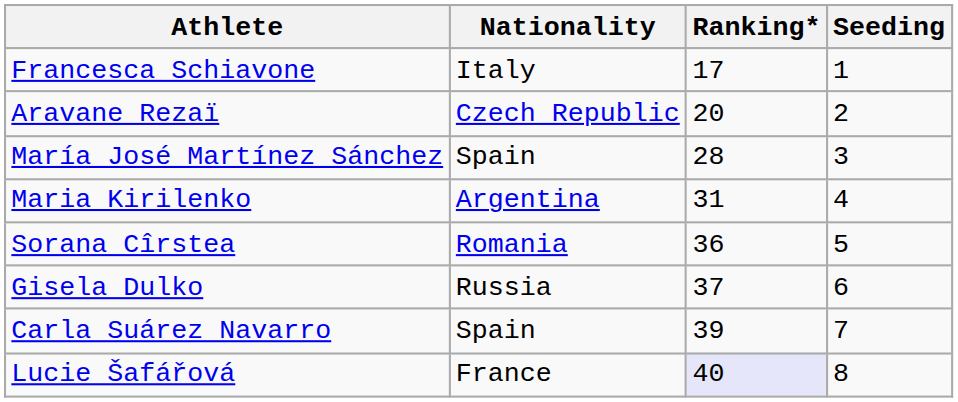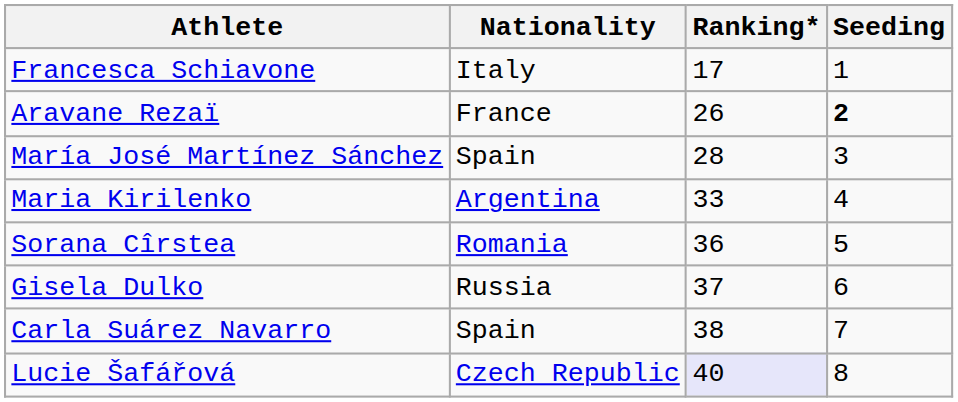(568, 114) Czech Republic -> (504, 114) France
(708, 114) 20 -> (708, 114) 26
(841, 114) normal -> (841, 114) bold
(708, 200) 31 -> (708, 200) 33
(708, 331) 39 -> (708, 331) 38
(504, 374) France -> (568, 374) Czech Republic
